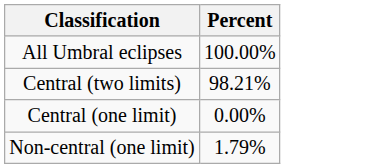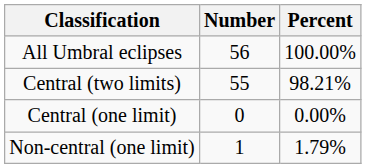+ column: (239, 20)
